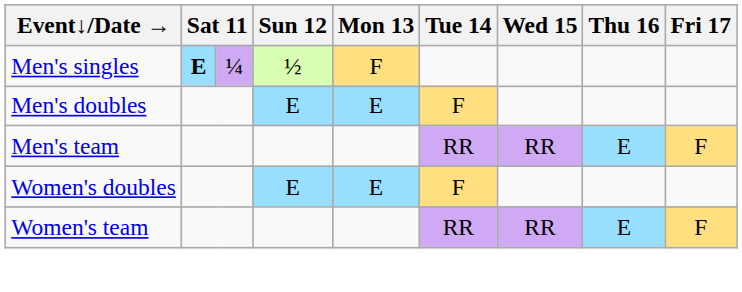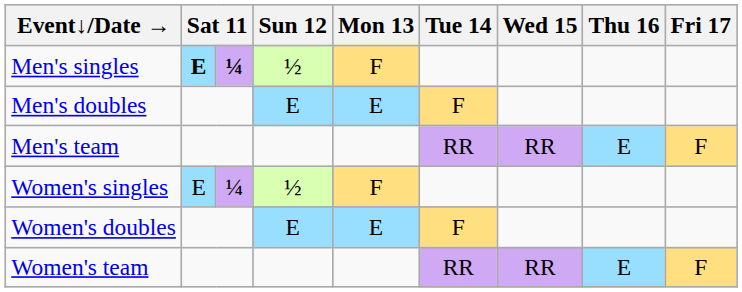(234, 65) normal -> (234, 65) bold
+ row: (90, 186)
